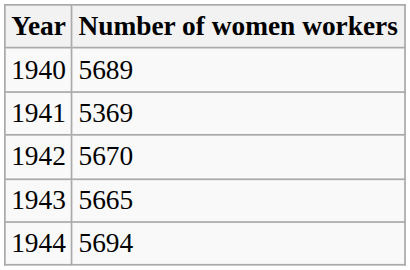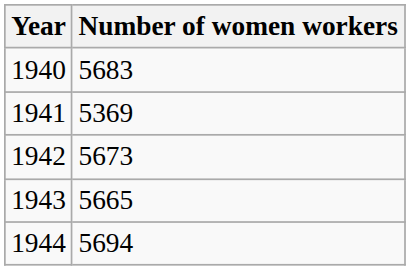(106, 69) 5689 -> (106, 69) 5683
(106, 156) 5670 -> (106, 156) 5673
